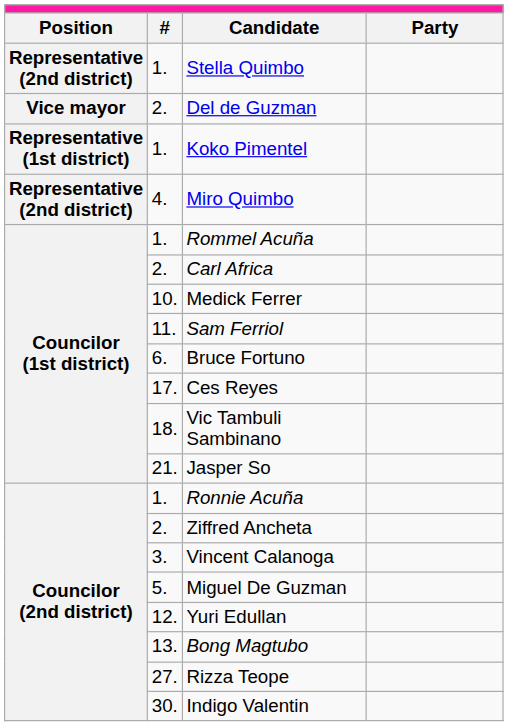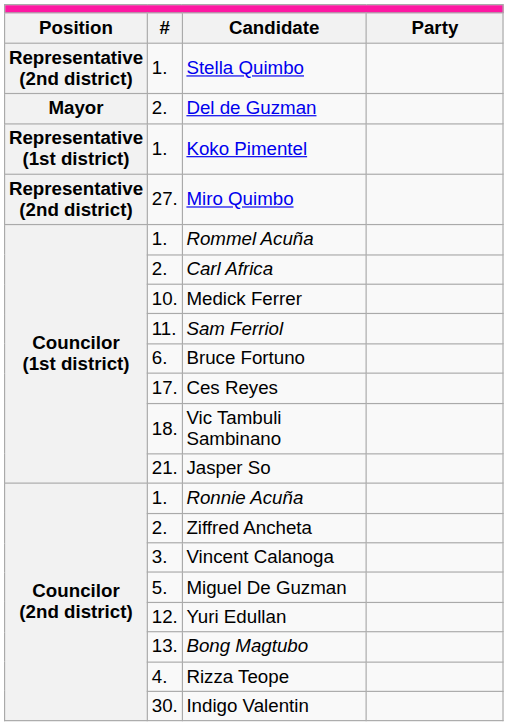(76, 108) Vice mayor -> (76, 108) Mayor
(160, 199) 4. -> (165, 199) 27.
(165, 676) 27. -> (160, 676) 4.
